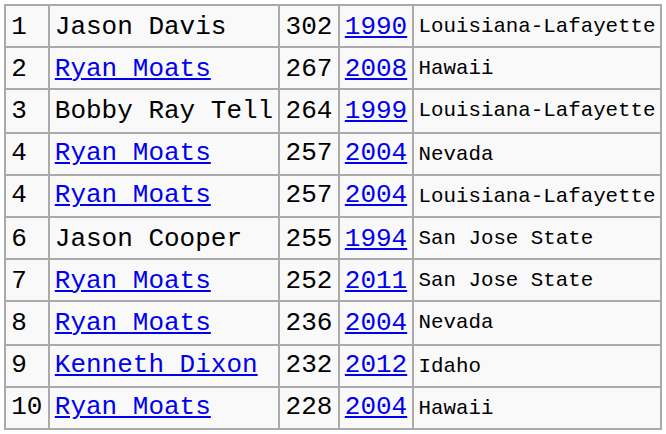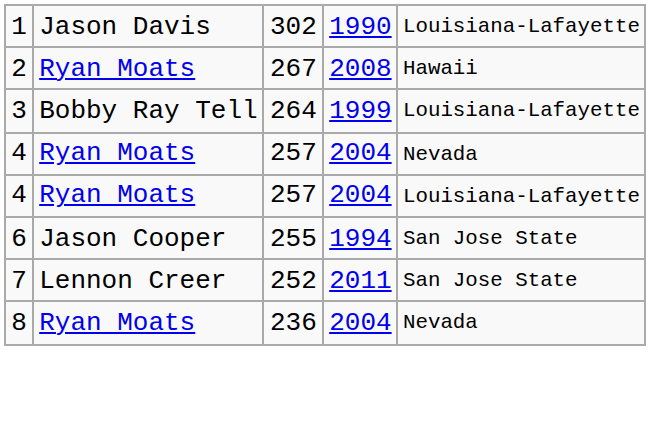(133, 280) Ryan Moats -> (133, 280) Lennon Creer
- row: (19, 365)
- row: (27, 408)
